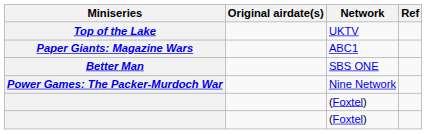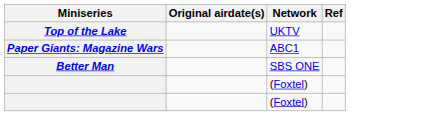- row: (115, 84)
